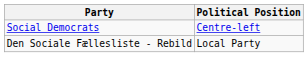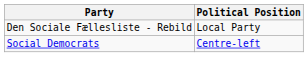rows swapped: (53, 28) <-> (99, 44)
